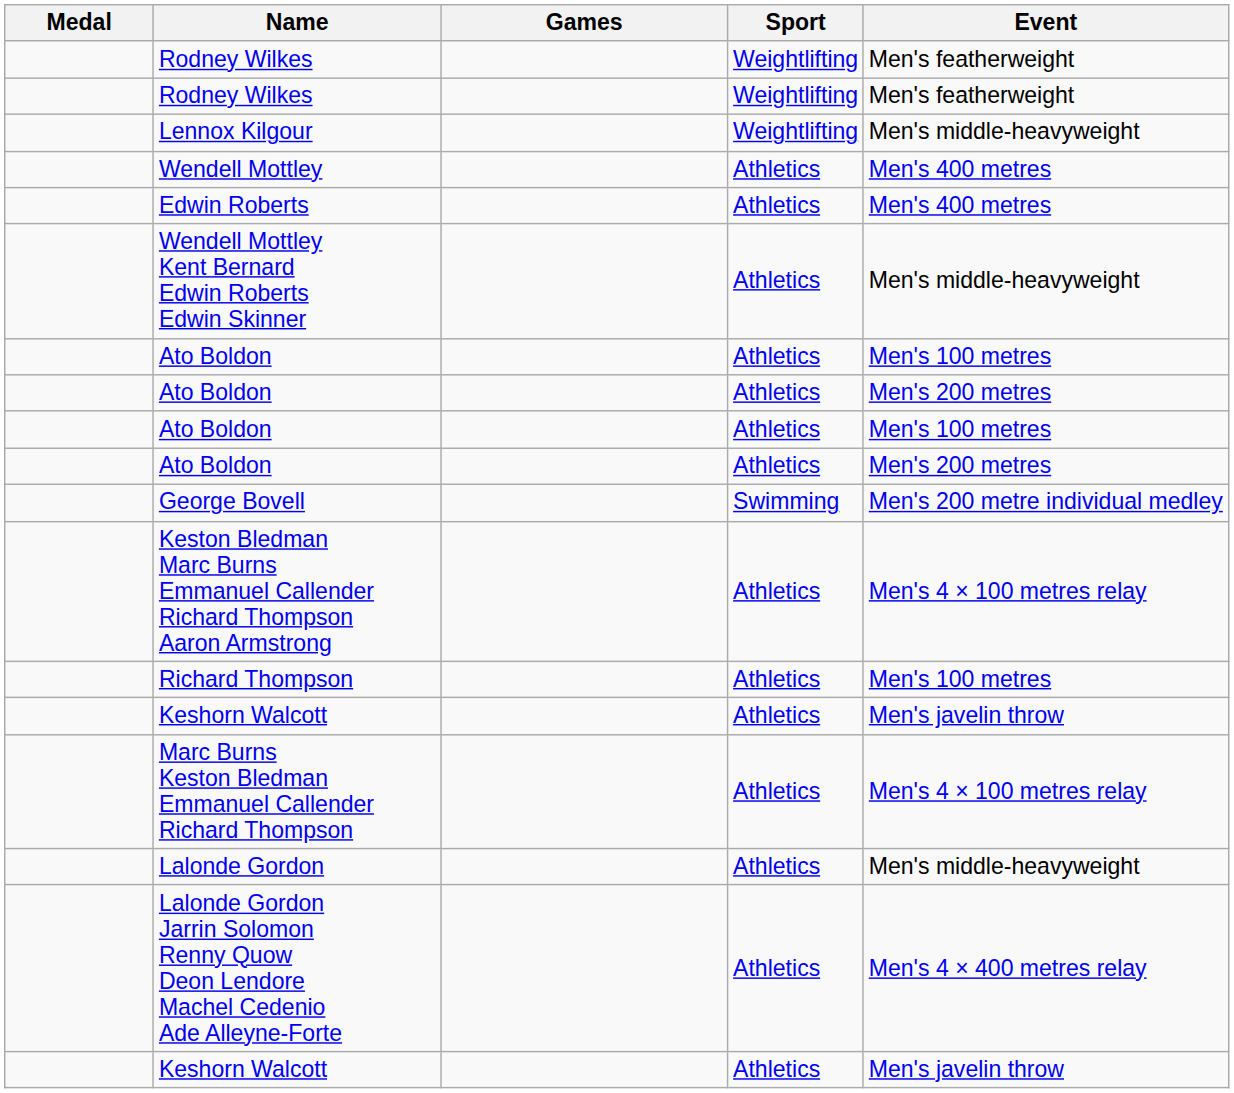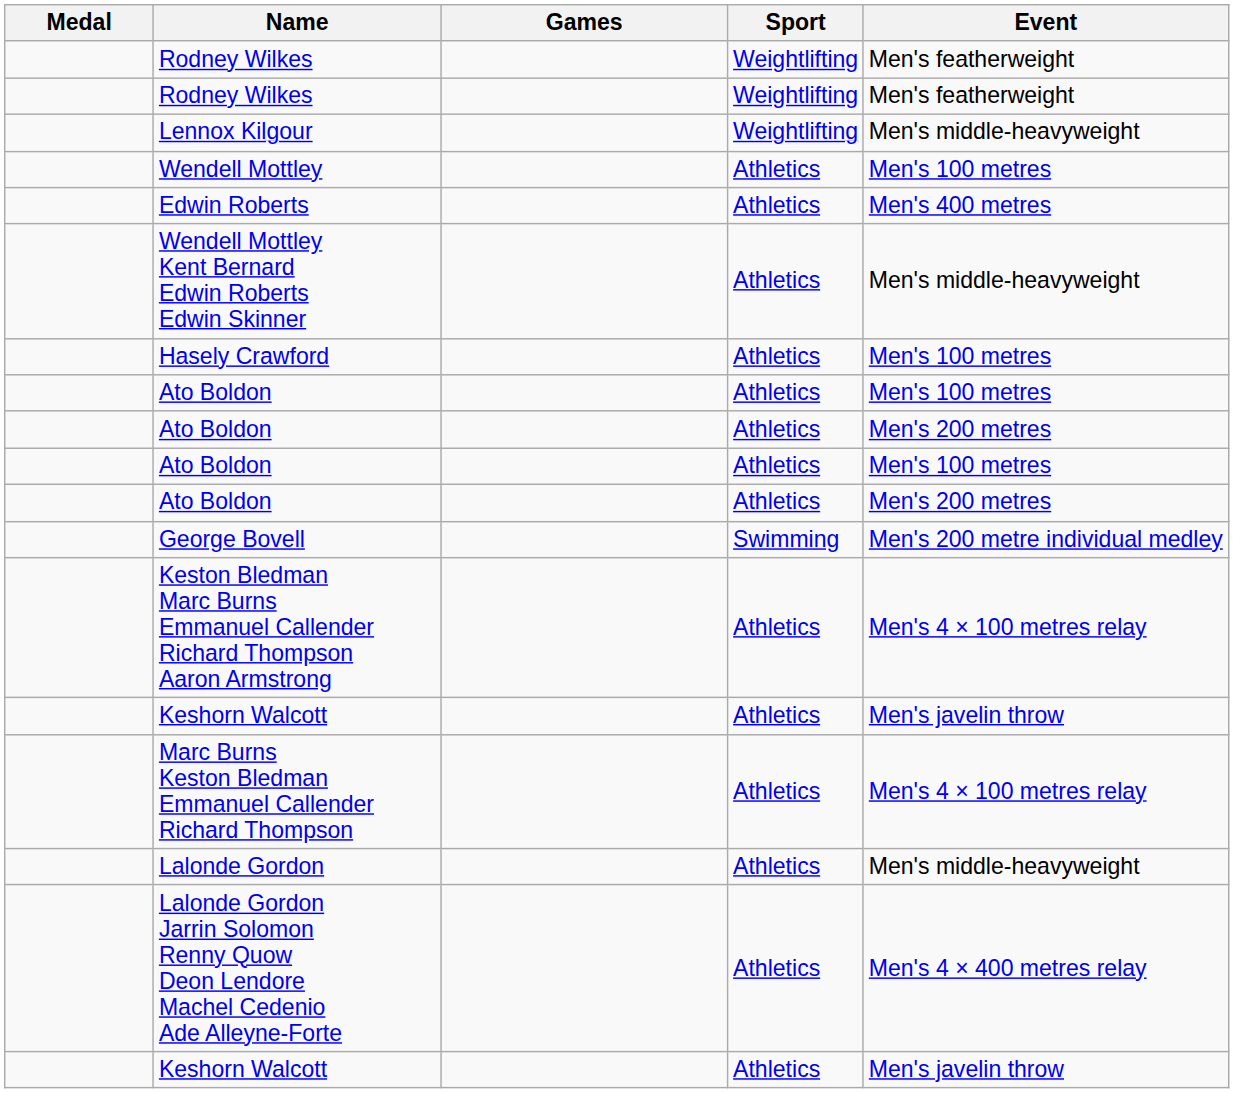(960, 168) Men's 400 metres -> (960, 168) Men's 100 metres
+ row: (244, 356)
- row: (256, 679)
